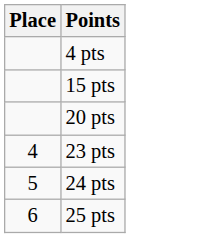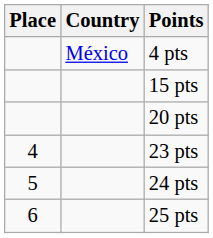+ column: (102, 20)
